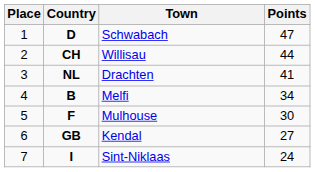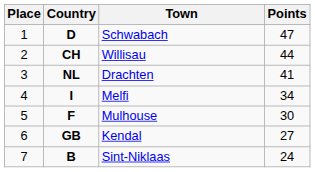(71, 95) B -> (71, 95) I
(71, 156) I -> (71, 156) B
